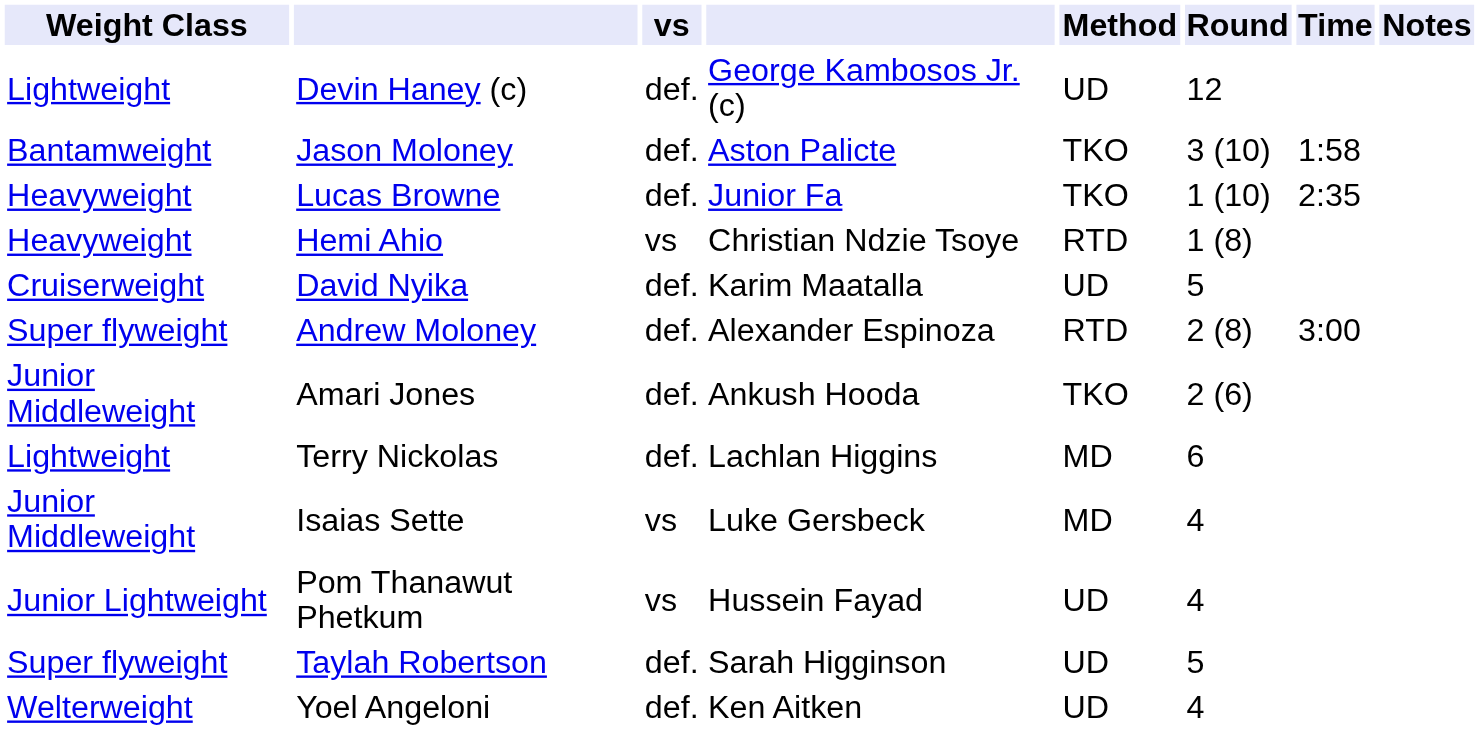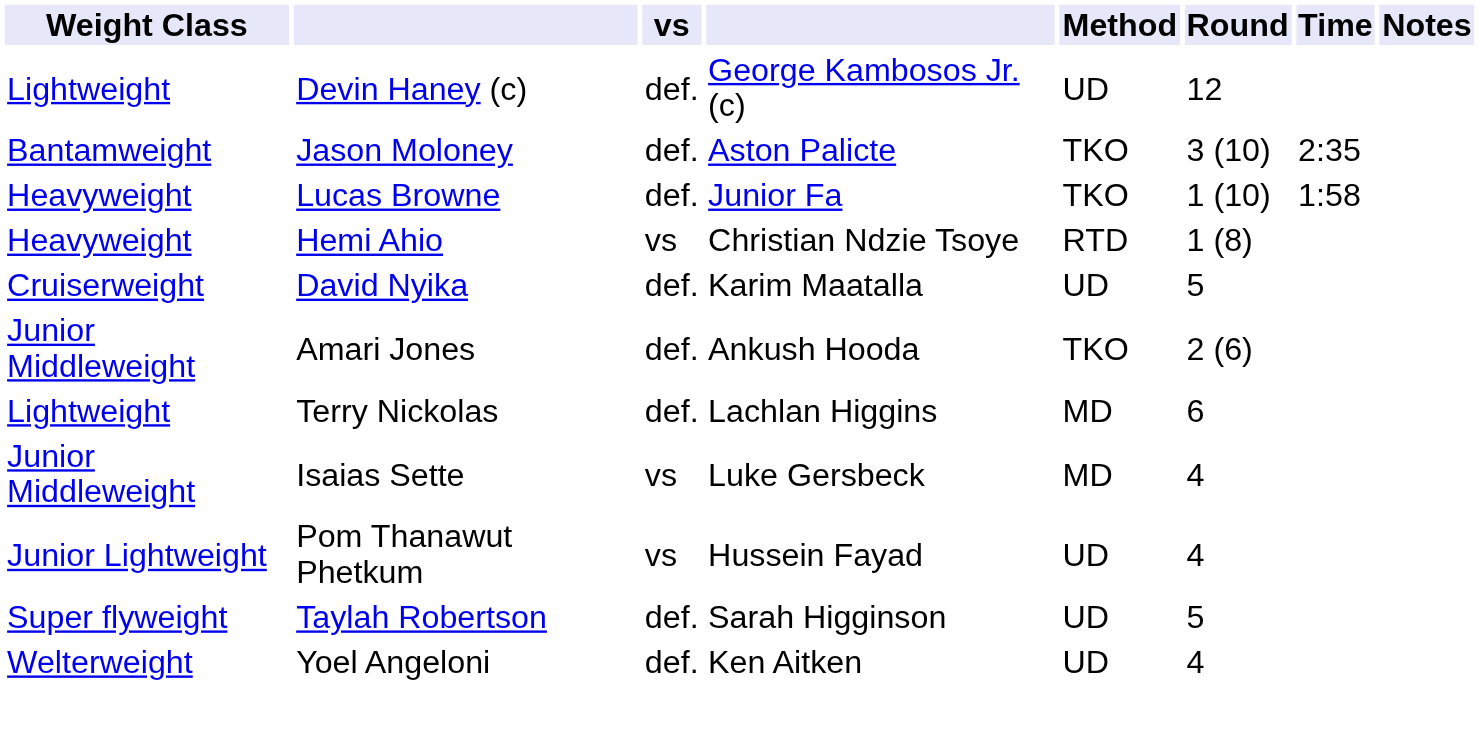(1329, 150) 1:58 -> (1329, 150) 2:35
(1329, 196) 2:35 -> (1329, 196) 1:58
- row: (416, 331)
